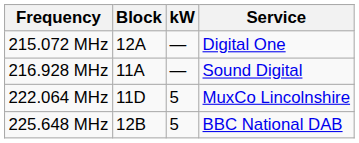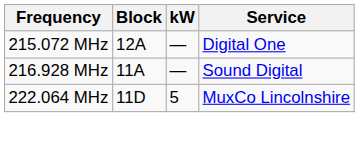- row: (58, 124)
